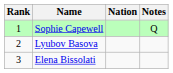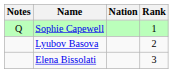columns swapped: (18, 12) <-> (154, 12)
